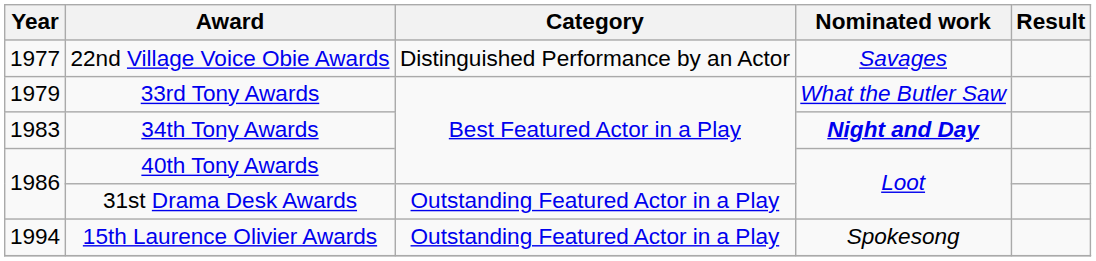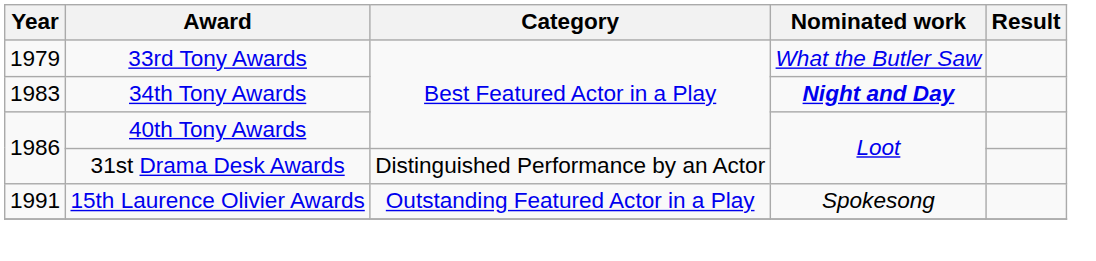- row: (230, 58)
(595, 201) Outstanding Featured Actor in a Play -> (570, 165) Distinguished Performance by an Actor
(35, 237) 1994 -> (35, 201) 1991
